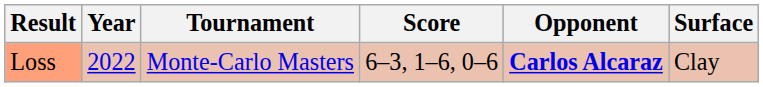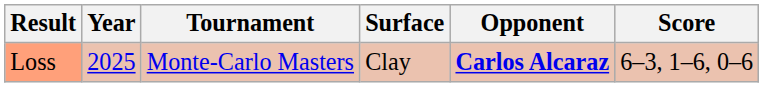columns swapped: (714, 23) <-> (432, 23)
(111, 61) 2022 -> (111, 61) 2025
